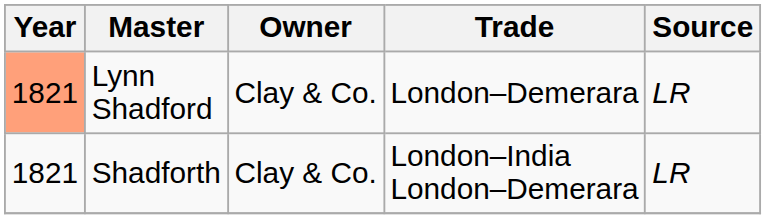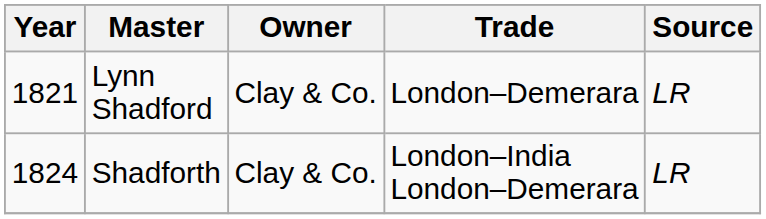(45, 92) lightsalmon background -> (45, 92) no background
(45, 172) 1821 -> (45, 172) 1824
